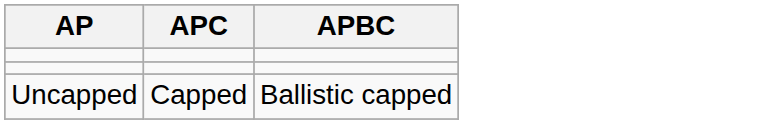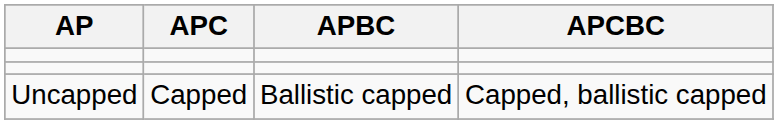+ column: (616, 26)
